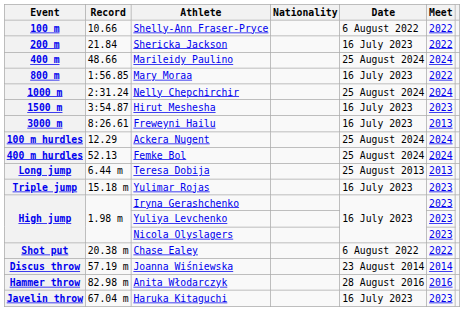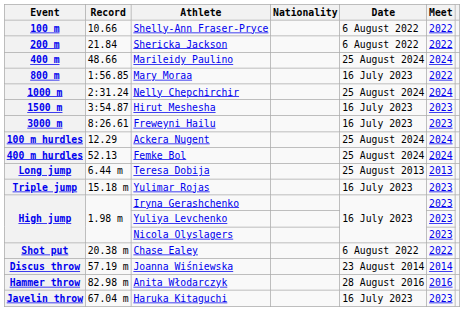(377, 44) 16 July 2023 -> (380, 44) 6 August 2022
(441, 124) 2013 -> (441, 124) 2023
